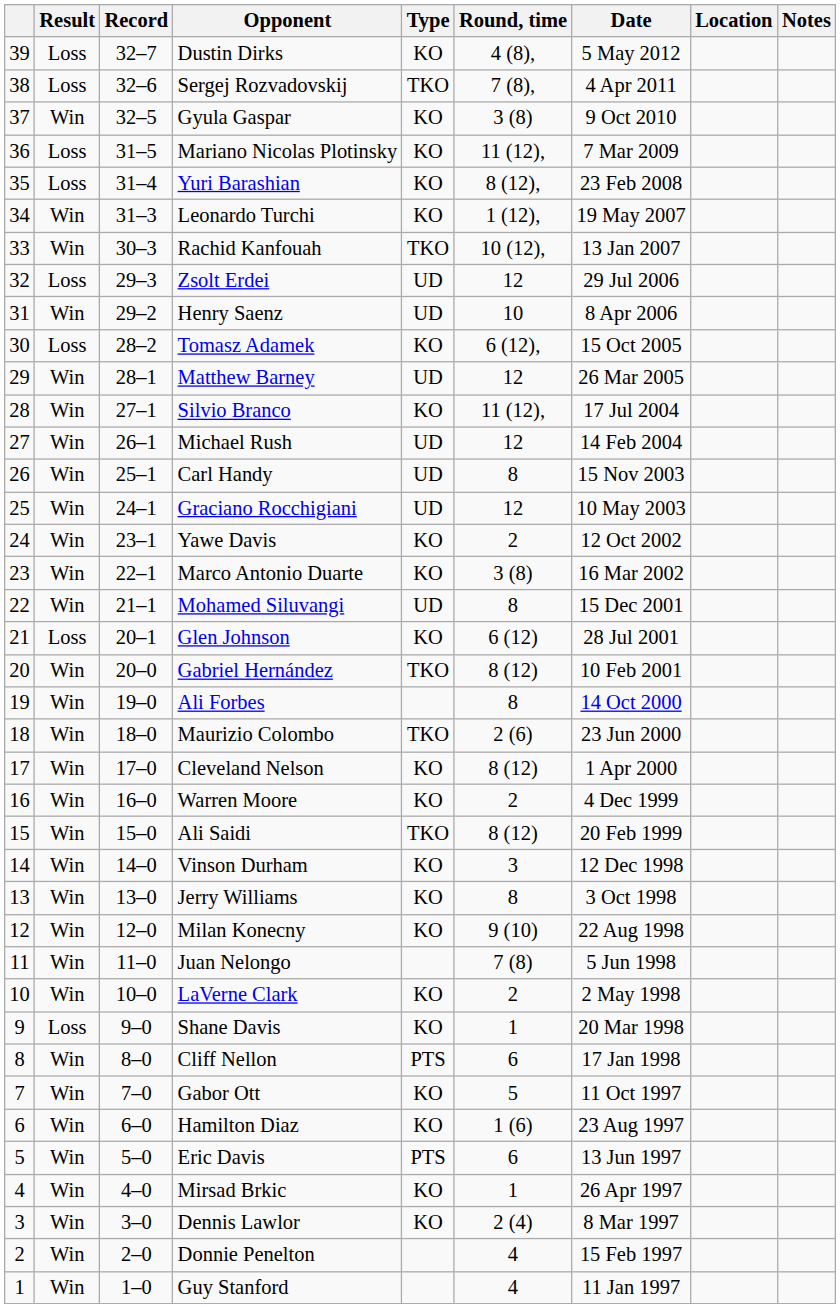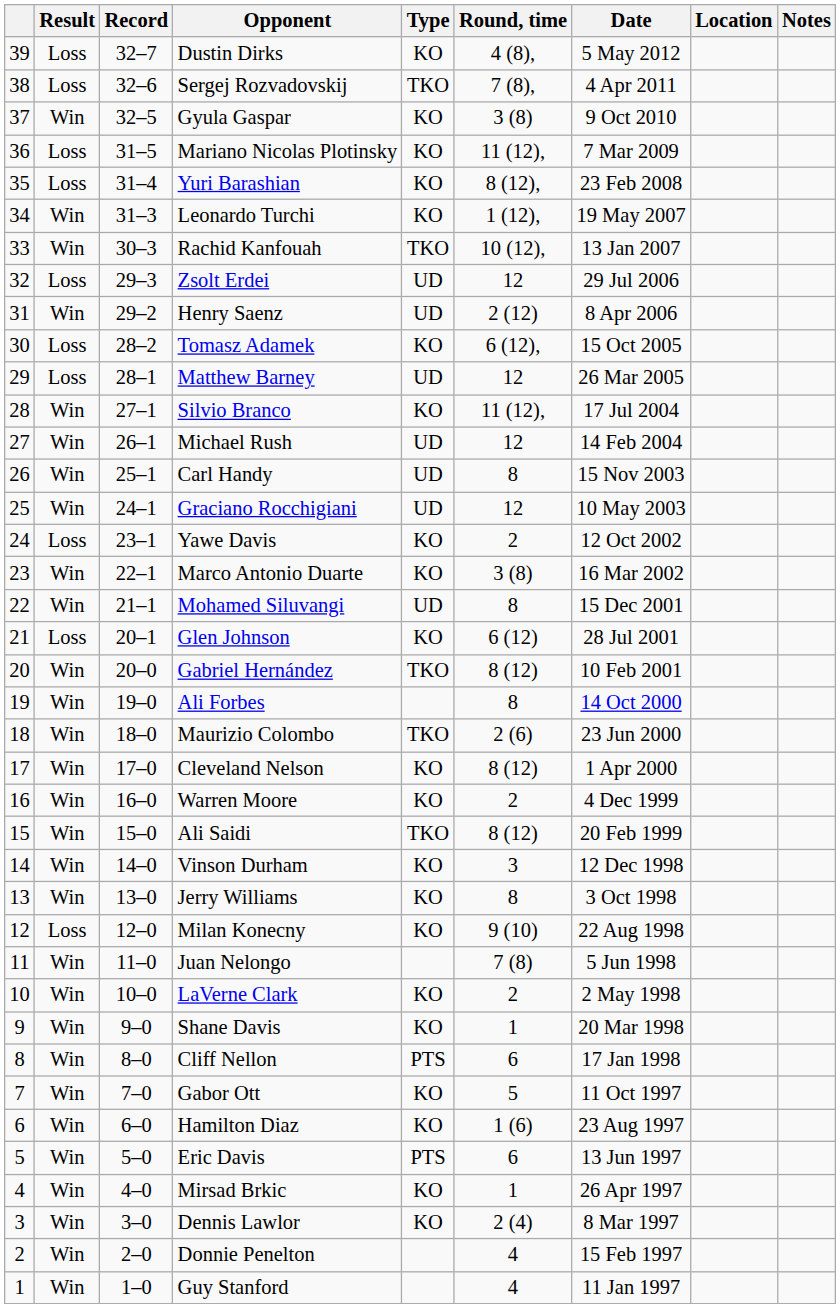(513, 313) 10 -> (513, 313) 2 (12)
(67, 378) Win -> (67, 378) Loss
(67, 540) Win -> (67, 540) Loss
(67, 930) Win -> (67, 930) Loss
(67, 1027) Loss -> (67, 1027) Win
